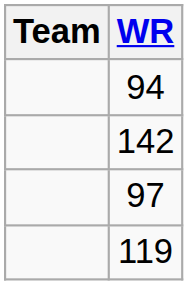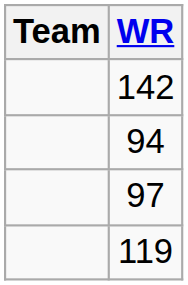rows swapped: (146, 86) <-> (146, 141)
